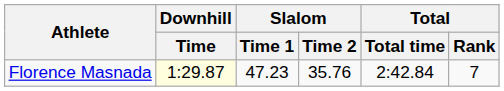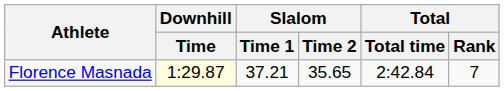(267, 73) 47.23 -> (267, 73) 37.21
(330, 73) 35.76 -> (330, 73) 35.65
